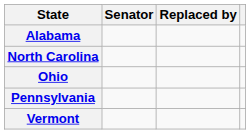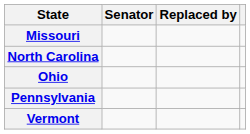- row: (53, 35)
+ row: (53, 35)
